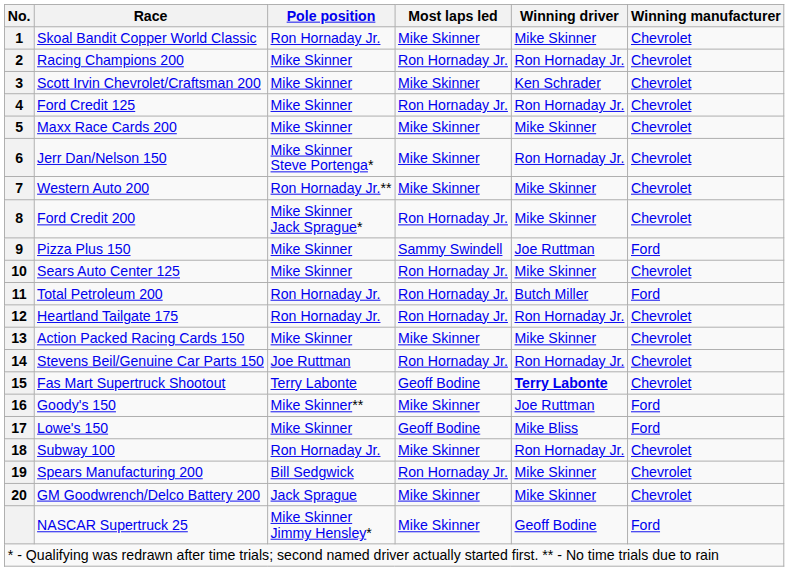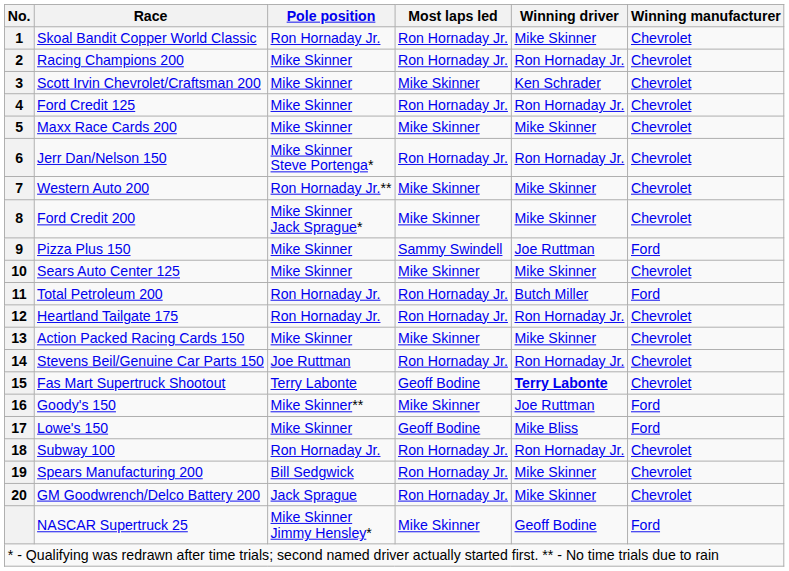(439, 38) Mike Skinner -> (453, 38) Ron Hornaday Jr.
(439, 158) Mike Skinner -> (453, 158) Ron Hornaday Jr.
(453, 219) Ron Hornaday Jr. -> (439, 219) Mike Skinner
(453, 271) Ron Hornaday Jr. -> (439, 271) Mike Skinner
(439, 450) Mike Skinner -> (453, 450) Ron Hornaday Jr.
(439, 495) Mike Skinner -> (453, 495) Ron Hornaday Jr.
